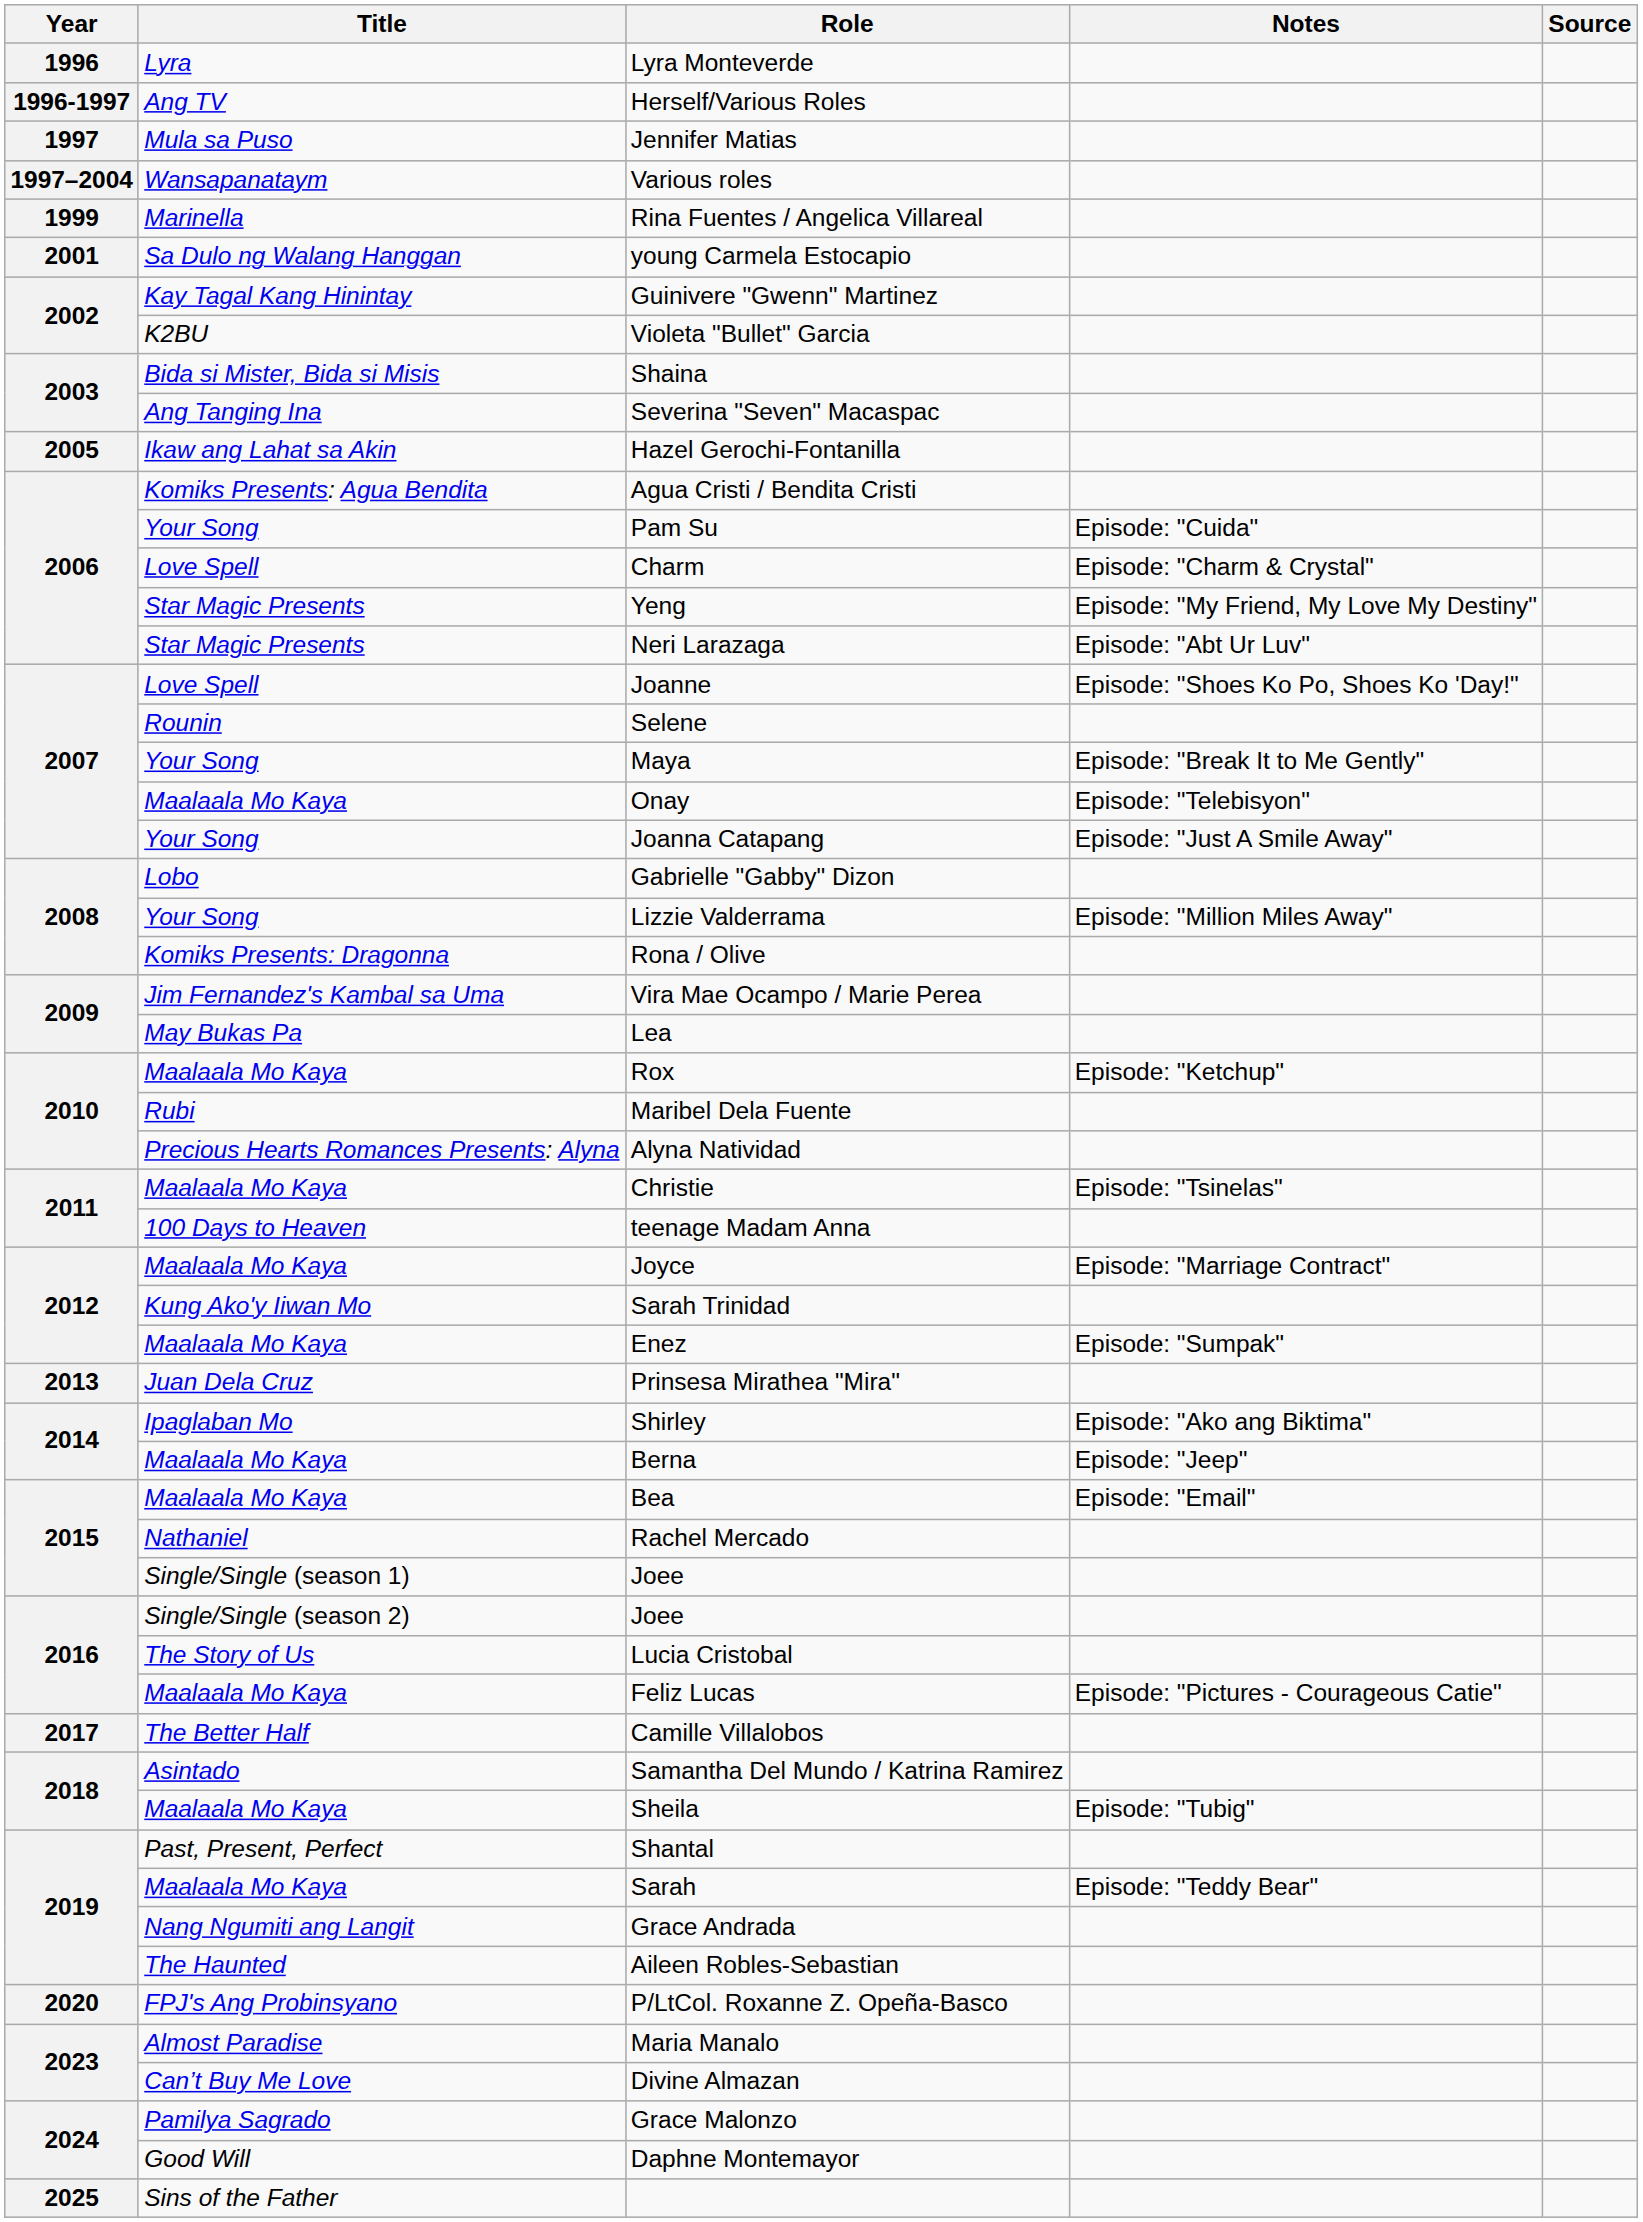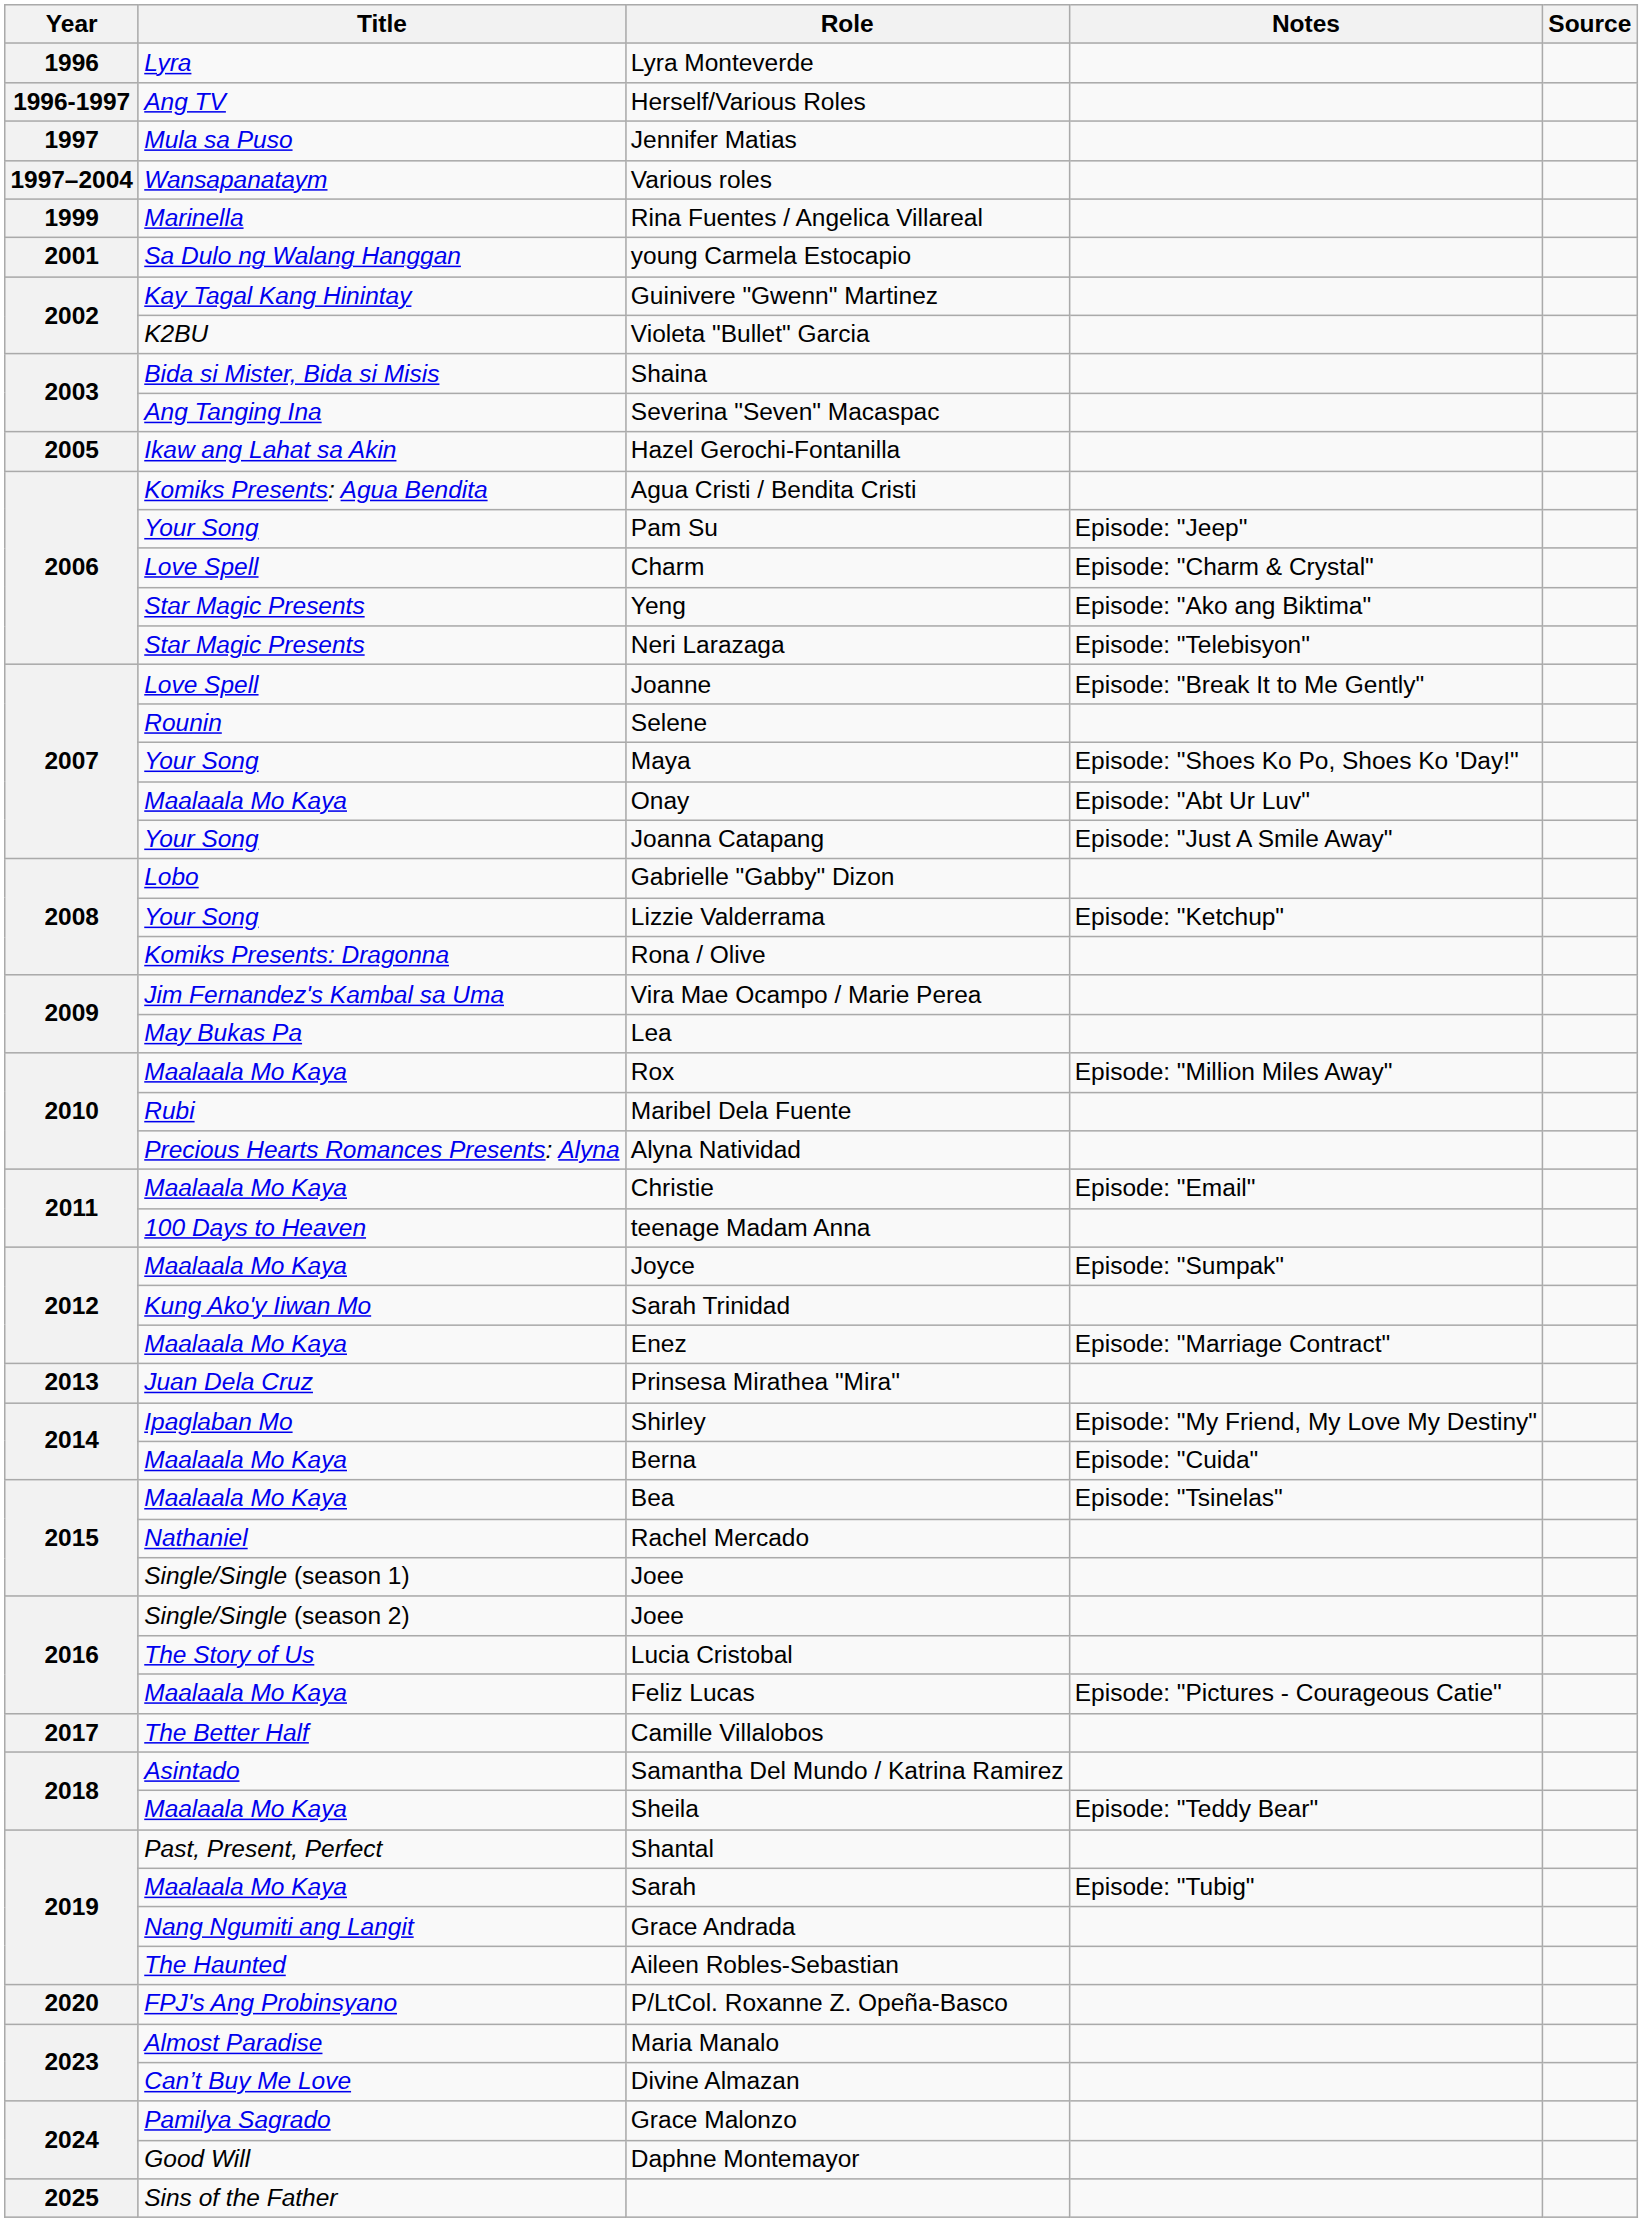(1166, 528) Episode: "Cuida" -> (1161, 528) Episode: "Jeep"
(1306, 606) Episode: "My Friend, My Love My Destiny" -> (1223, 606) Episode: "Ako ang Biktima"
(1192, 645) Episode: "Abt Ur Luv" -> (1192, 645) Episode: "Telebisyon"
(1297, 683) Episode: "Shoes Ko Po, Shoes Ko 'Day!" -> (1249, 683) Episode: "Break It to Me Gently"
(1249, 761) Episode: "Break It to Me Gently" -> (1297, 761) Episode: "Shoes Ko Po, Shoes Ko 'Day!"
(1192, 800) Episode: "Telebisyon" -> (1192, 800) Episode: "Abt Ur Luv"
(1234, 916) Episode: "Million Miles Away" -> (1179, 916) Episode: "Ketchup"
(1179, 1072) Episode: "Ketchup" -> (1234, 1072) Episode: "Million Miles Away"
(1179, 1188) Episode: "Tsinelas" -> (1165, 1188) Episode: "Email"
(1232, 1266) Episode: "Marriage Contract" -> (1179, 1266) Episode: "Sumpak"
(1179, 1343) Episode: "Sumpak" -> (1232, 1343) Episode: "Marriage Contract"
(1223, 1421) Episode: "Ako ang Biktima" -> (1306, 1421) Episode: "My Friend, My Love My Destiny"
(1161, 1460) Episode: "Jeep" -> (1166, 1460) Episode: "Cuida"
(1165, 1499) Episode: "Email" -> (1179, 1499) Episode: "Tsinelas"
(1165, 1809) Episode: "Tubig" -> (1196, 1809) Episode: "Teddy Bear"
(1196, 1887) Episode: "Teddy Bear" -> (1165, 1887) Episode: "Tubig"
